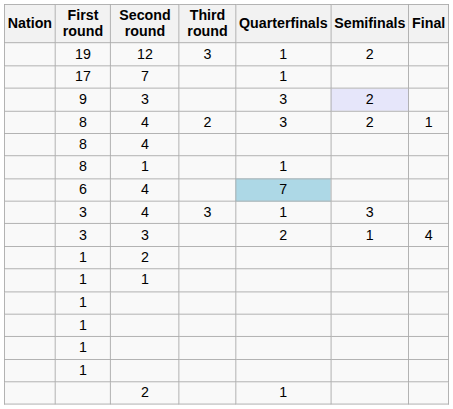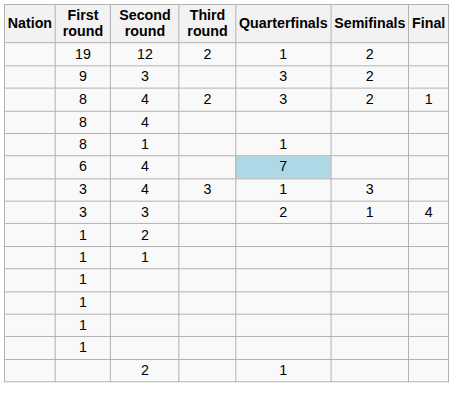(208, 54) 3 -> (208, 54) 2
- row: (83, 76)
(370, 99) lavender background -> (370, 76) no background
